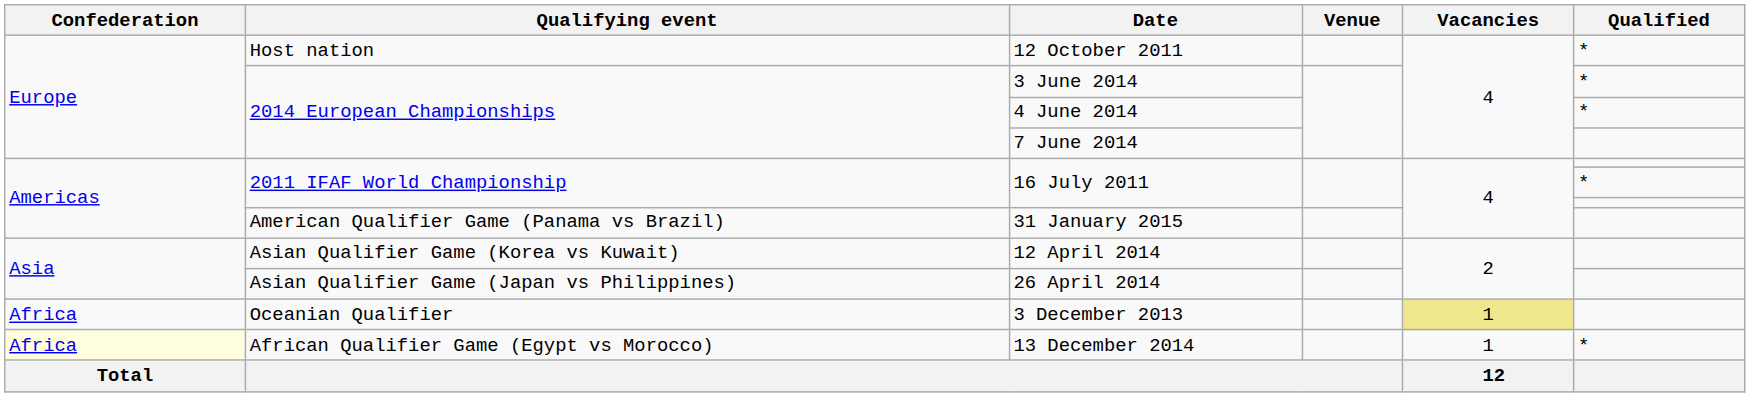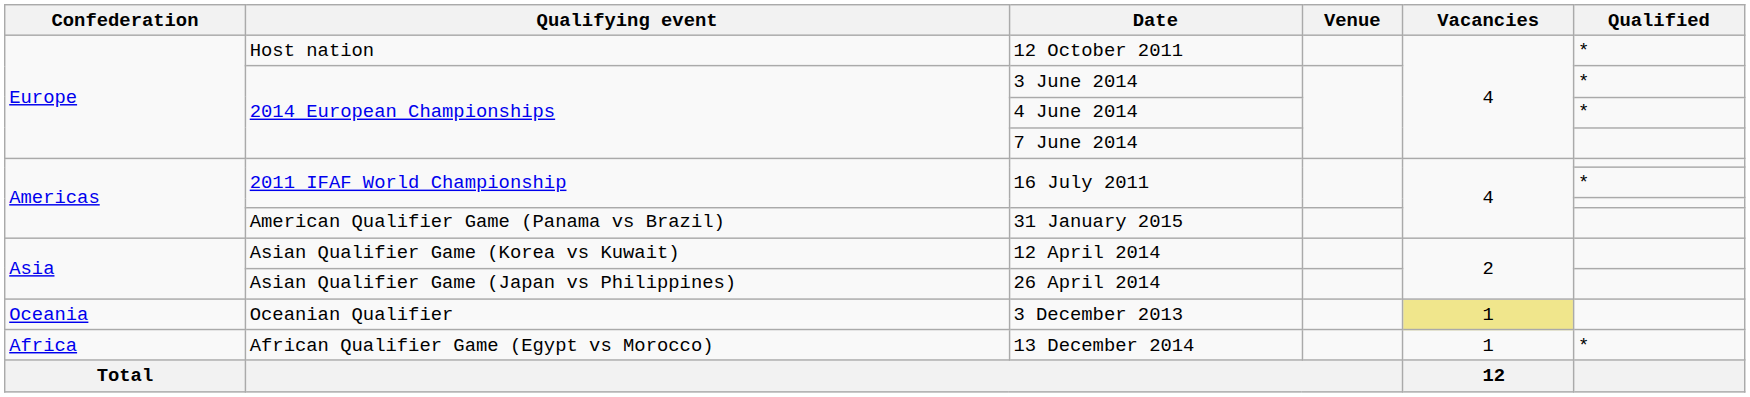(43, 315) Africa -> (49, 315) Oceania
(43, 345) lightyellow background -> (43, 345) no background
